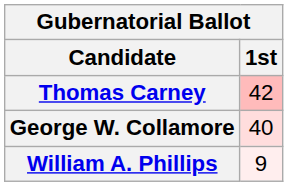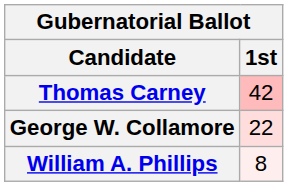(261, 127) 40 -> (261, 127) 22
(261, 163) 9 -> (261, 163) 8
